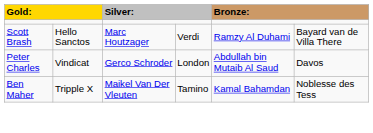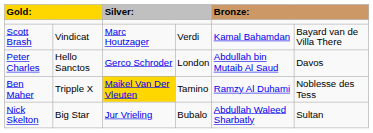(72, 37) Hello Sanctos -> (72, 37) Vindicat
(252, 37) Ramzy Al Duhami -> (252, 37) Kamal Bahamdan
(72, 63) Vindicat -> (72, 63) Hello Sanctos
(137, 89) no background -> (137, 89) gold background
(252, 89) Kamal Bahamdan -> (252, 89) Ramzy Al Duhami
+ row: (23, 115)
